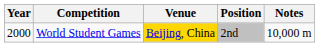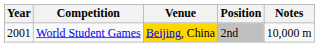(19, 32) 2000 -> (19, 32) 2001
